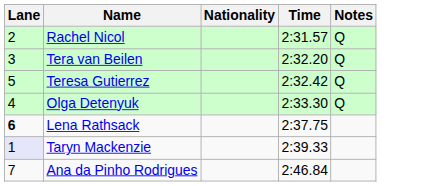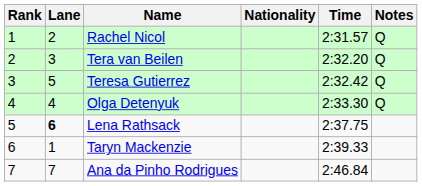+ column: (25, 15)
(12, 147) lavender background -> (52, 147) no background
